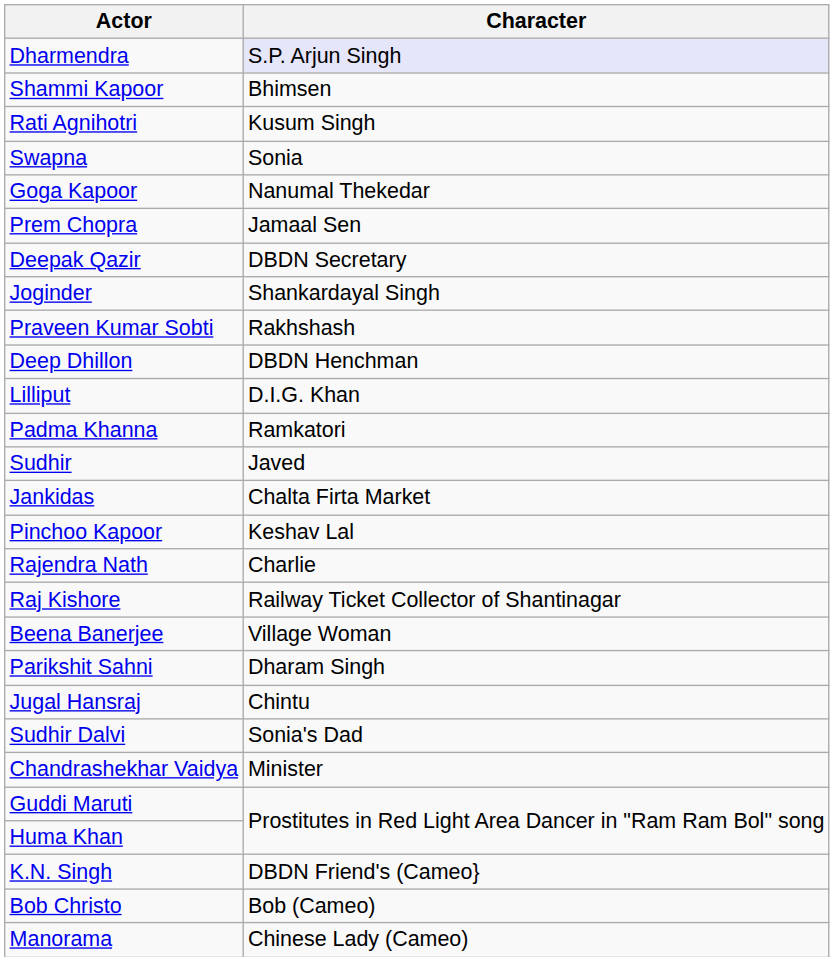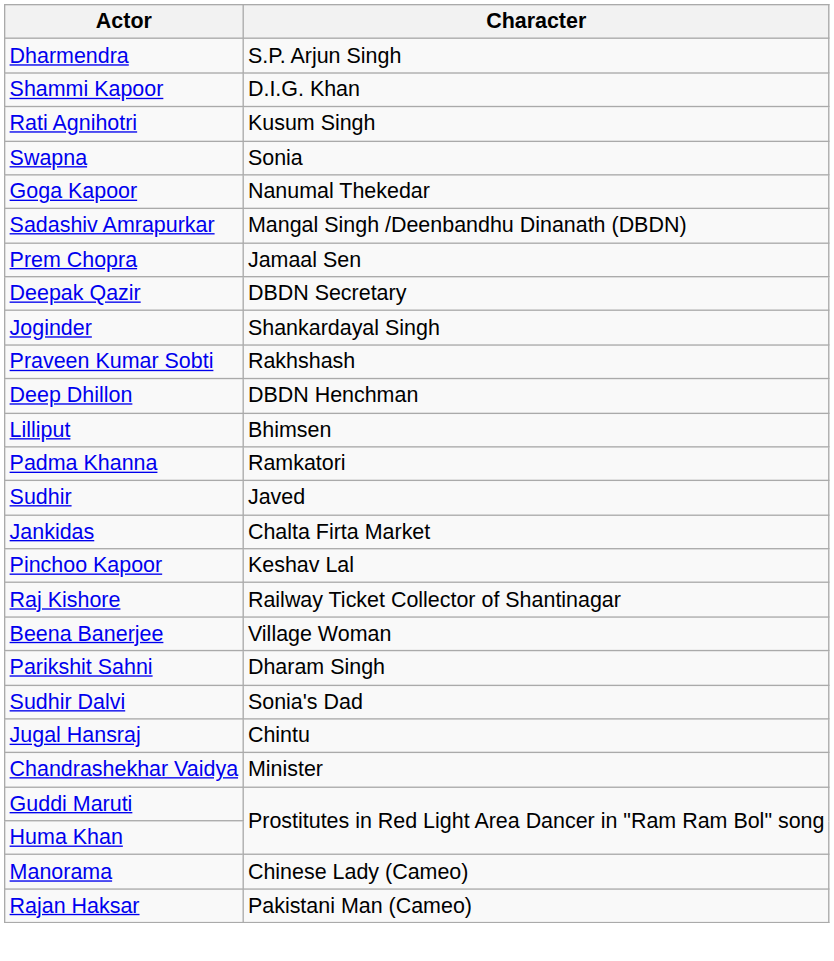(325, 55) lavender background -> (325, 55) no background
(290, 89) Bhimsen -> (304, 89) D.I.G. Khan
+ row: (112, 225)
(304, 395) D.I.G. Khan -> (290, 429) Bhimsen
- row: (79, 565)
rows swapped: (75, 701) <-> (67, 735)
- row: (61, 871)
- row: (66, 905)
+ row: (75, 905)
